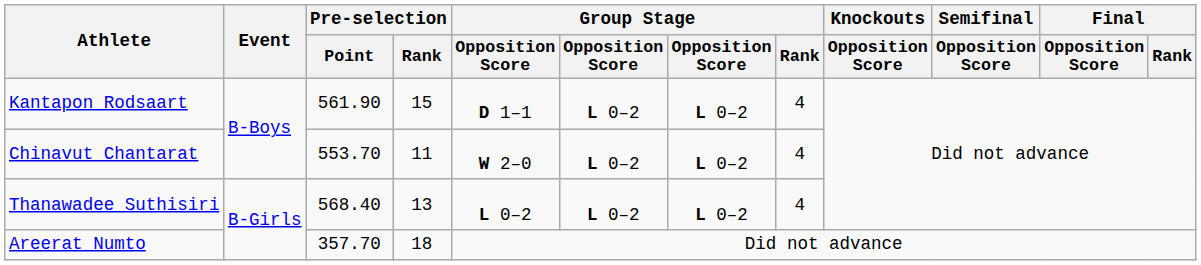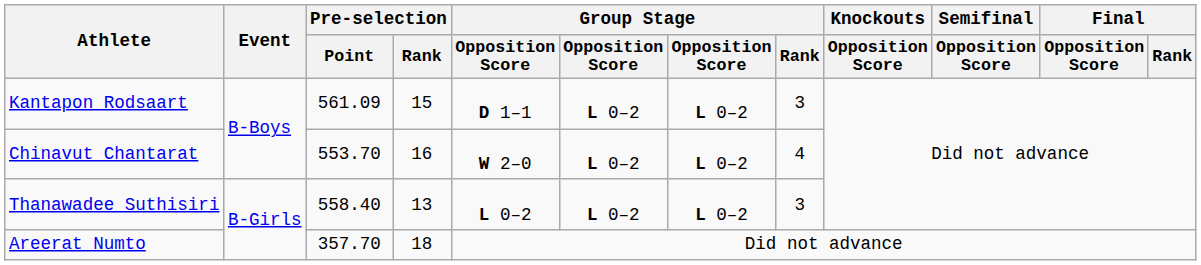(349, 103) 561.90 -> (349, 103) 561.09
(800, 103) 4 -> (800, 103) 3
(422, 154) 11 -> (422, 154) 16
(349, 204) 568.40 -> (349, 204) 558.40
(800, 204) 4 -> (800, 204) 3
